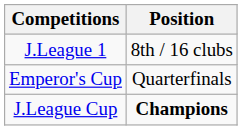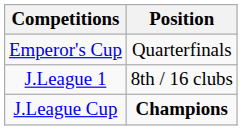rows swapped: (65, 49) <-> (65, 79)
